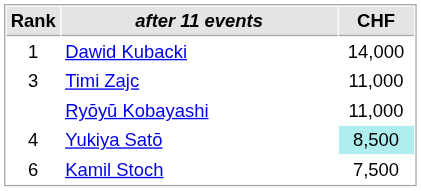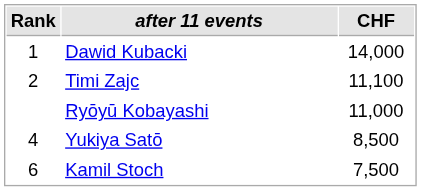(33, 81) 3 -> (33, 81) 2
(376, 81) 11,000 -> (376, 81) 11,100
(376, 140) paleturquoise background -> (376, 140) no background
